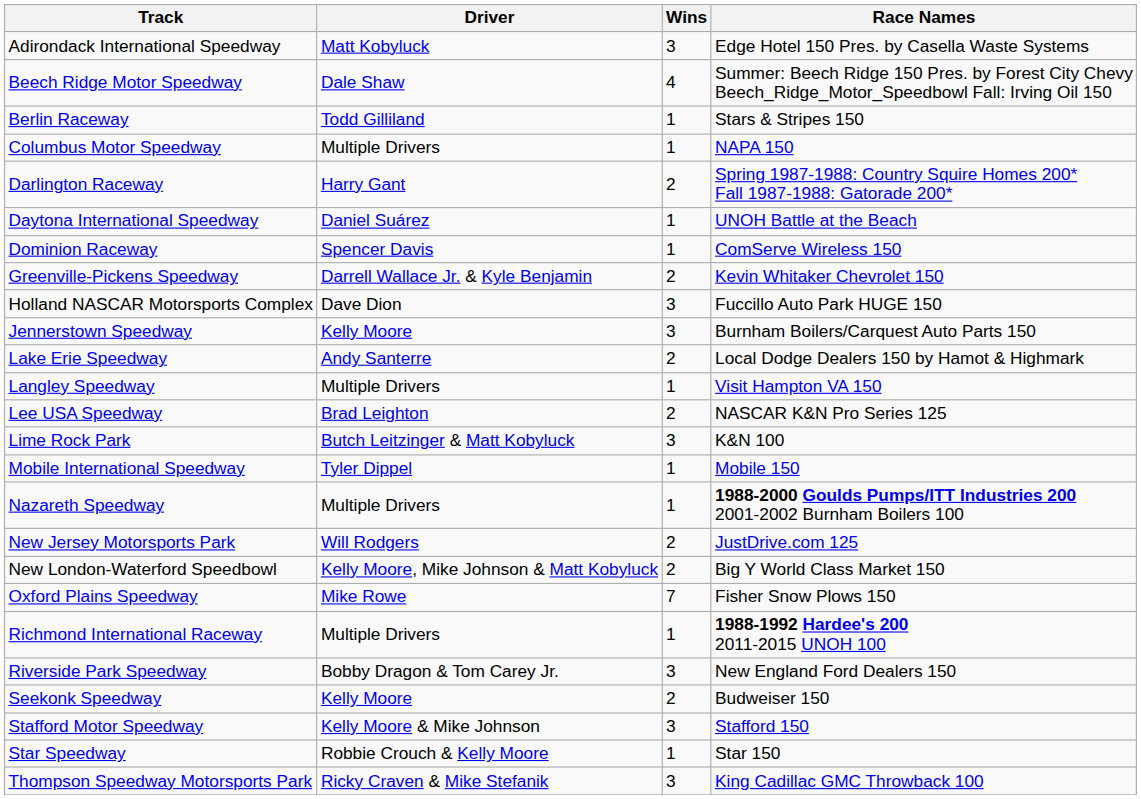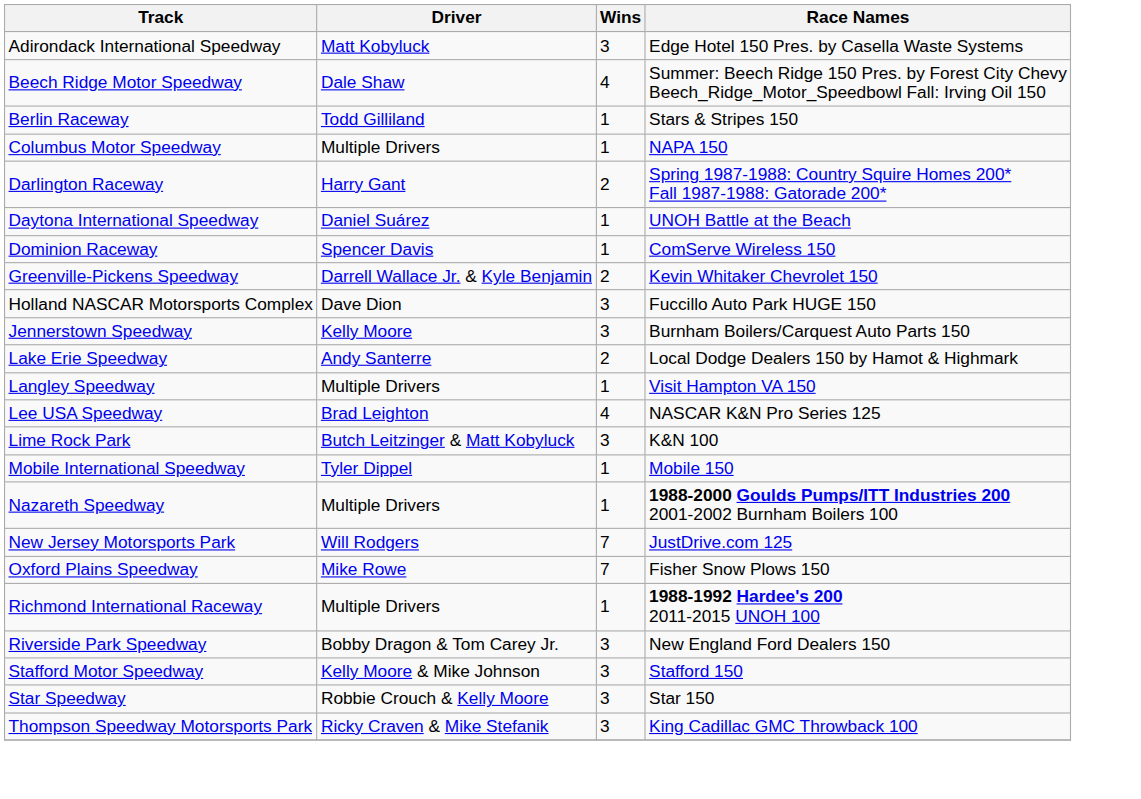(671, 413) 2 -> (605, 413) 4
(671, 542) 2 -> (605, 542) 7
- row: (143, 569)
- row: (85, 698)
(671, 753) 1 -> (605, 698) 3
